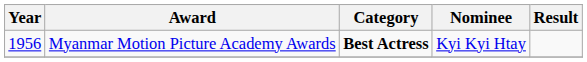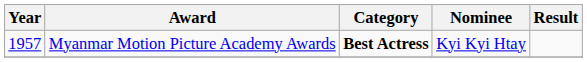(25, 43) 1956 -> (25, 43) 1957
